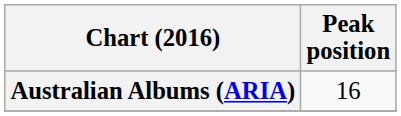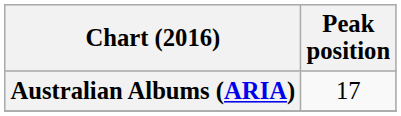(348, 90) 16 -> (348, 90) 17
